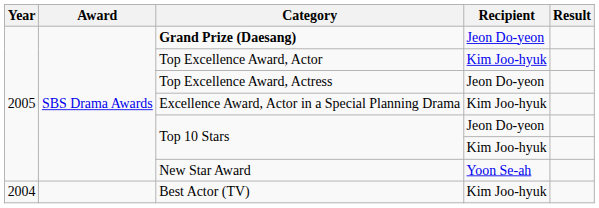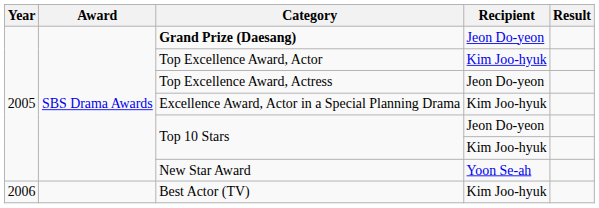(22, 192) 2004 -> (22, 192) 2006
